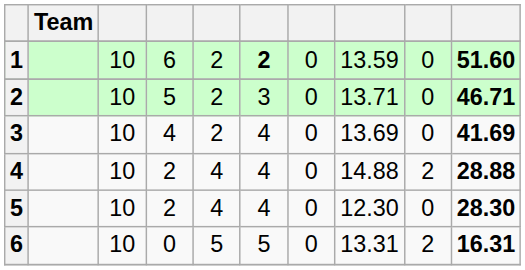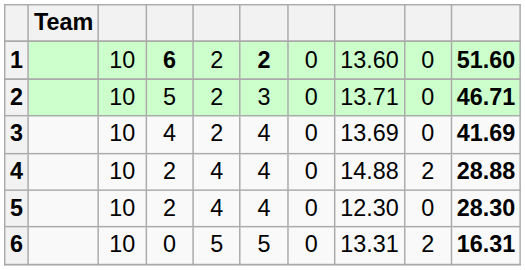(169, 60) normal -> (169, 60) bold
(370, 60) 13.59 -> (370, 60) 13.60
